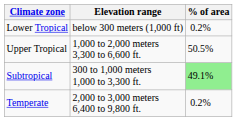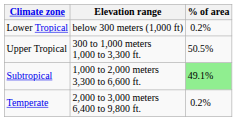(116, 49) 1,000 to 2,000 meters 3,300 to 6,600 ft. -> (112, 49) 300 to 1,000 meters 1,000 to 3,300 ft.
(112, 76) 300 to 1,000 meters 1,000 to 3,300 ft. -> (116, 76) 1,000 to 2,000 meters 3,300 to 6,600 ft.
